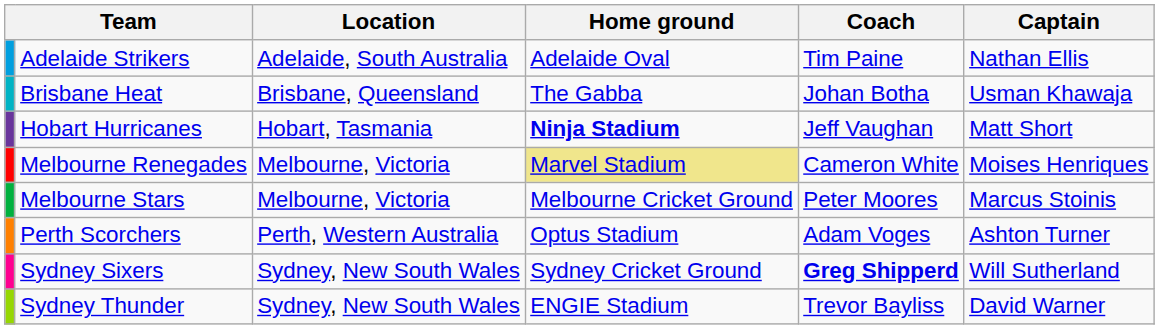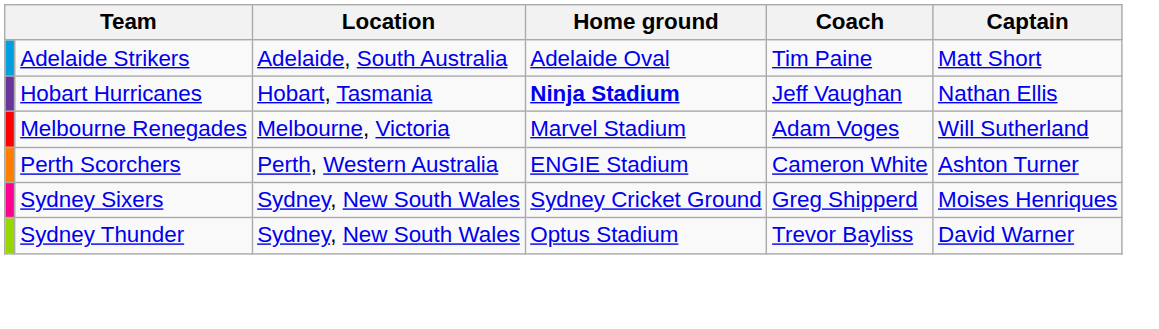(1029, 57) Nathan Ellis -> (990, 57) Matt Short
- row: (91, 93)
(1021, 128) Matt Short -> (998, 93) Nathan Ellis
(608, 164) khaki background -> (608, 128) no background
(881, 164) Cameron White -> (836, 128) Adam Voges
(1059, 164) Moises Henriques -> (1013, 128) Will Sutherland
- row: (102, 199)
(604, 235) Optus Stadium -> (609, 164) ENGIE Stadium
(867, 235) Adam Voges -> (850, 164) Cameron White
(881, 270) bold -> (845, 199) normal
(1044, 270) Will Sutherland -> (1028, 199) Moises Henriques
(609, 306) ENGIE Stadium -> (604, 235) Optus Stadium
